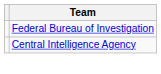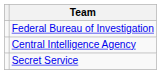+ row: (45, 61)
